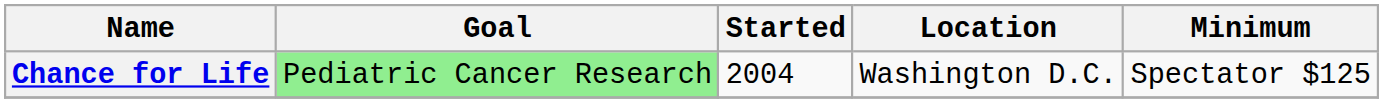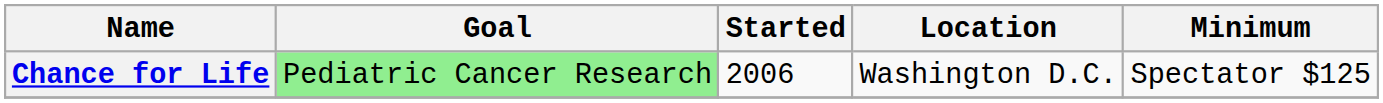(760, 75) 2004 -> (760, 75) 2006
